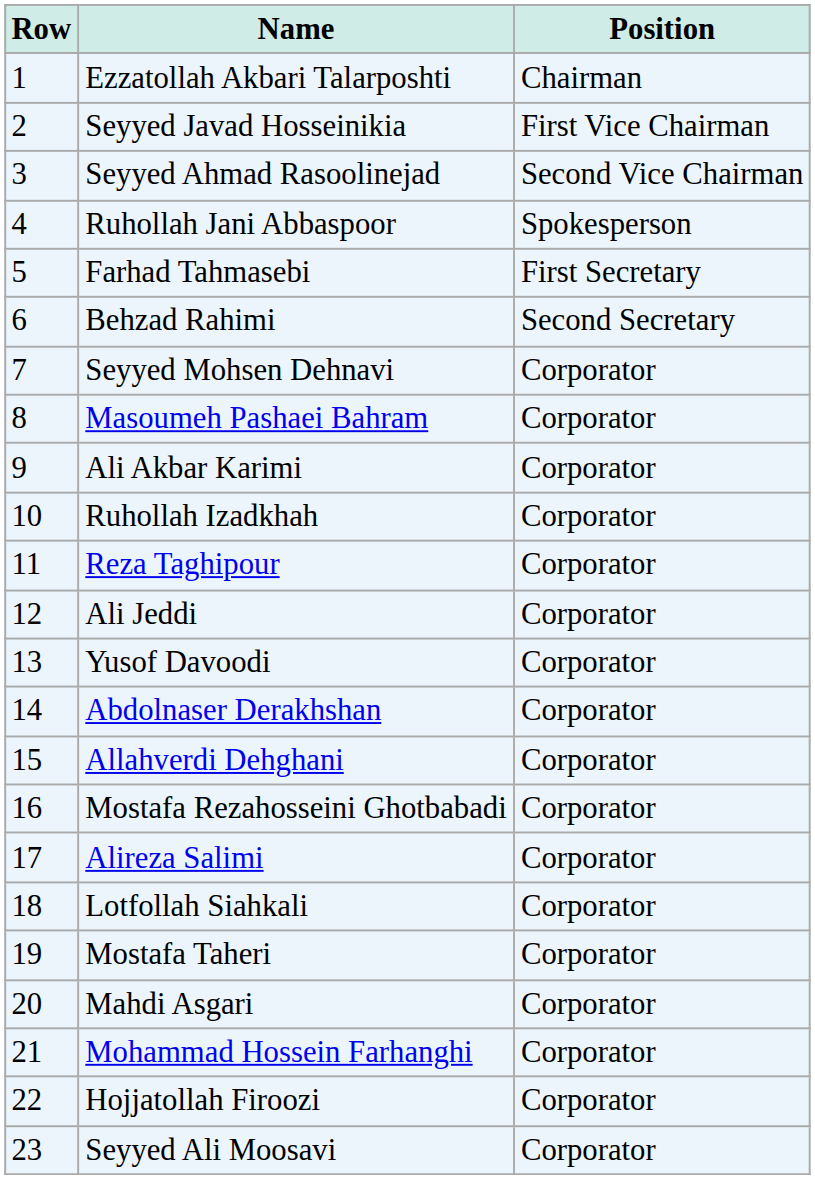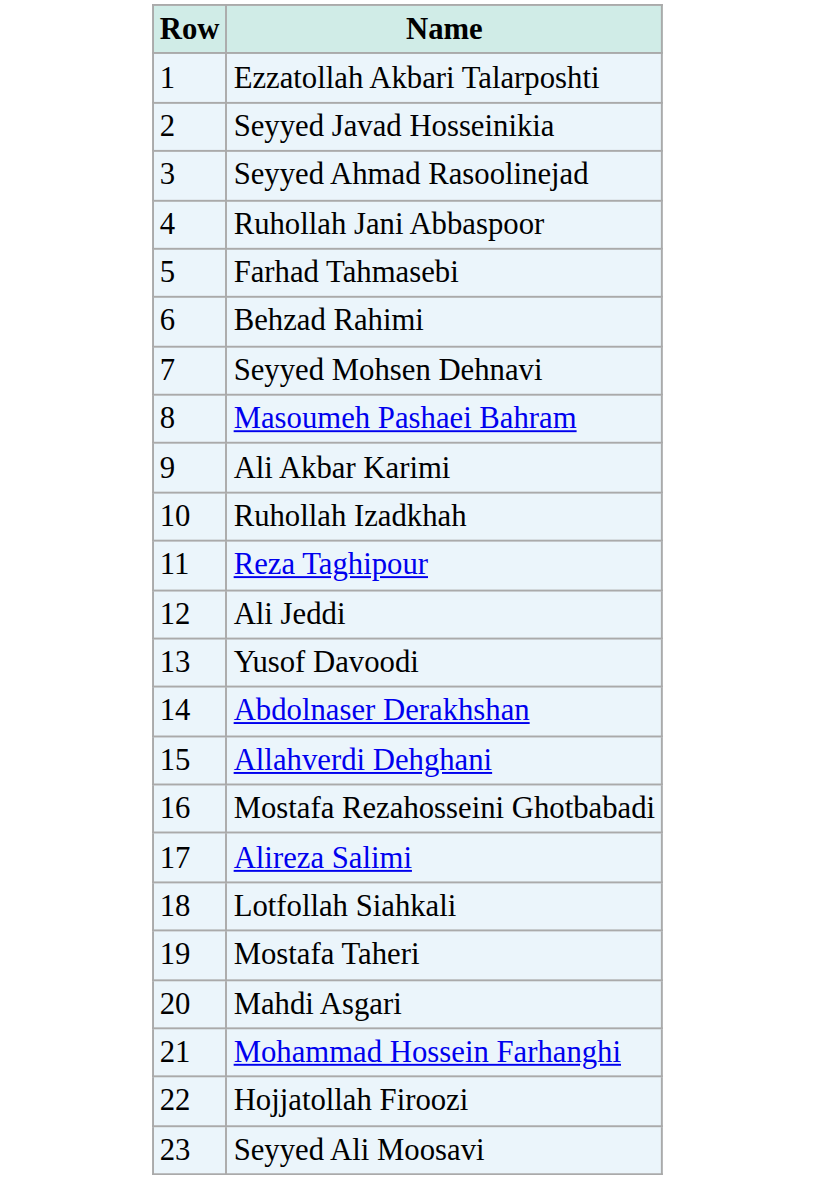- column: (662, 28)
